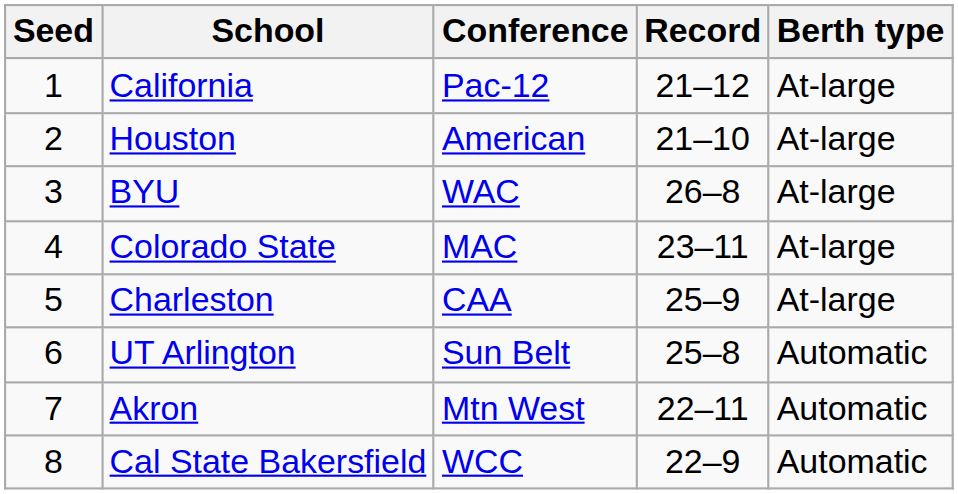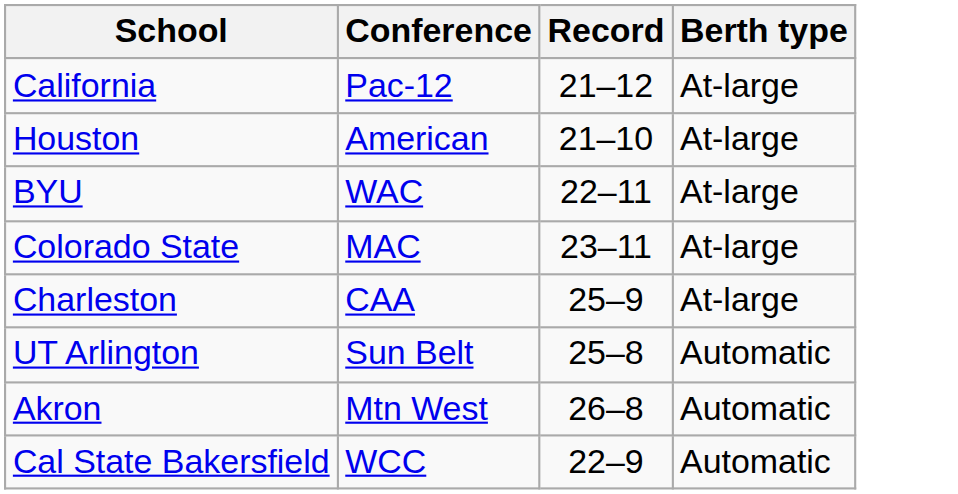- column: (53, 31)
(703, 192) 26–8 -> (606, 192) 22–11
(703, 407) 22–11 -> (606, 407) 26–8
